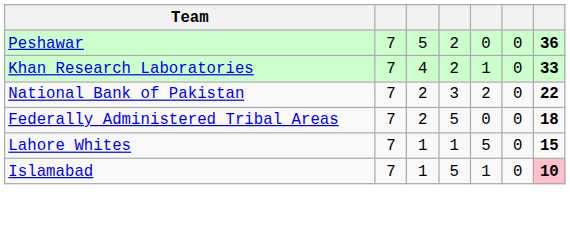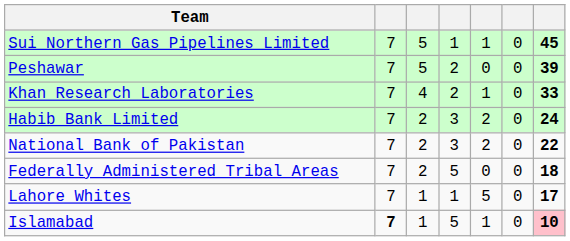+ row: (169, 43)
(549, 43) 36 -> (549, 69) 39
+ row: (93, 120)
(549, 146) 15 -> (549, 197) 17
(391, 171) normal -> (391, 223) bold
